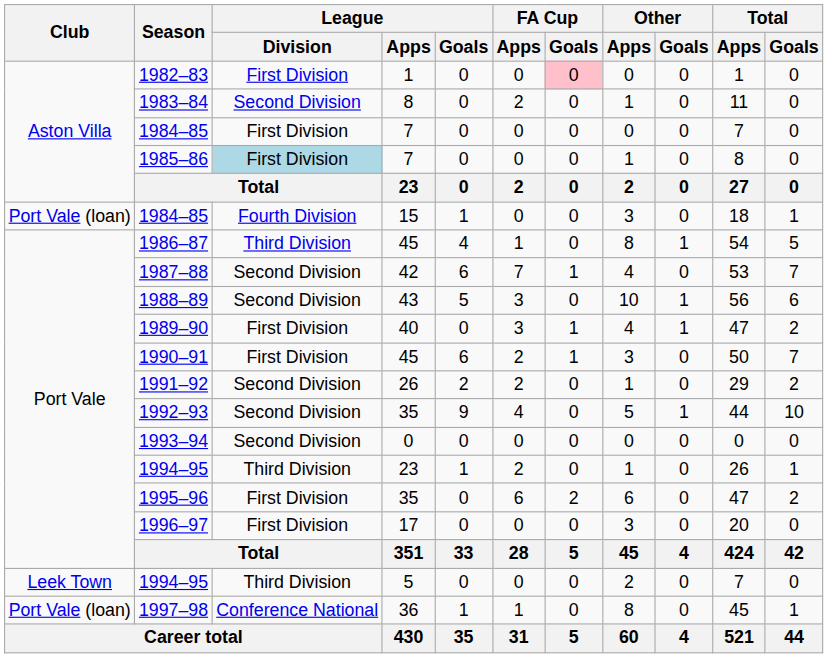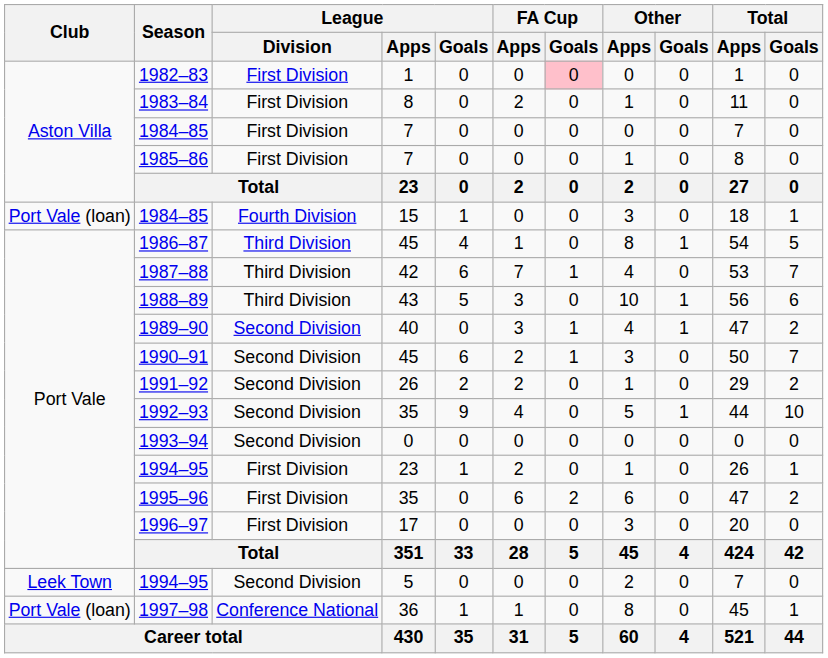(297, 103) Second Division -> (297, 103) First Division
(297, 159) lightblue background -> (297, 159) no background
(297, 272) Second Division -> (297, 272) Third Division
(297, 300) Second Division -> (297, 300) Third Division
(297, 328) First Division -> (297, 328) Second Division
(297, 356) First Division -> (297, 356) Second Division
(297, 469) Third Division -> (297, 469) First Division
(297, 581) Third Division -> (297, 581) Second Division
